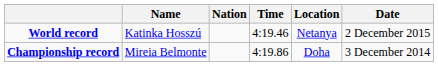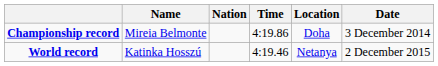rows swapped: (63, 33) <-> (63, 52)
